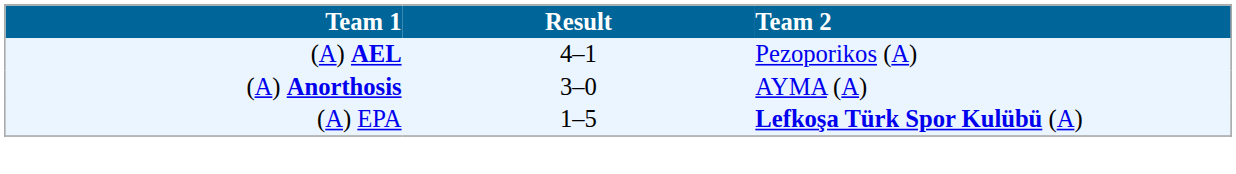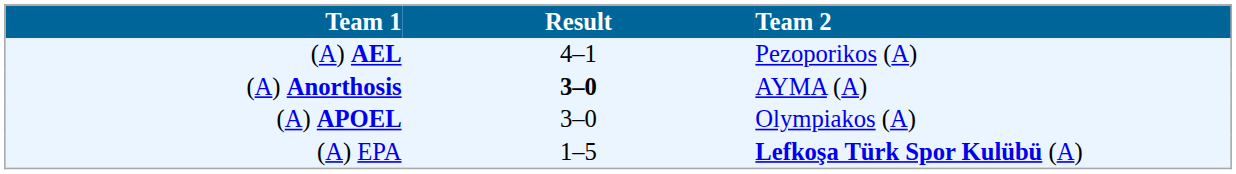(578, 86) normal -> (578, 86) bold
+ row: (339, 118)
